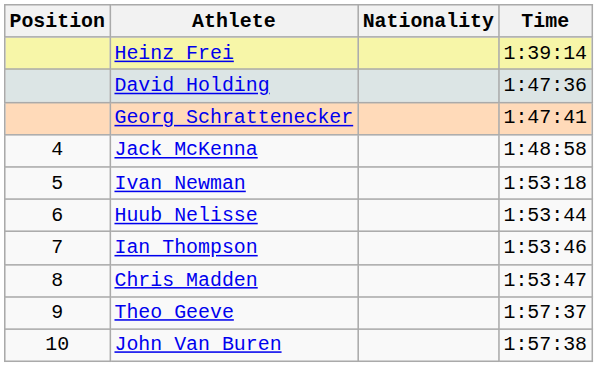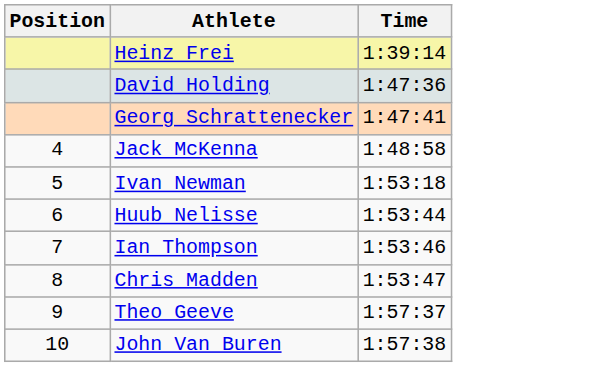- column: (428, 21)
